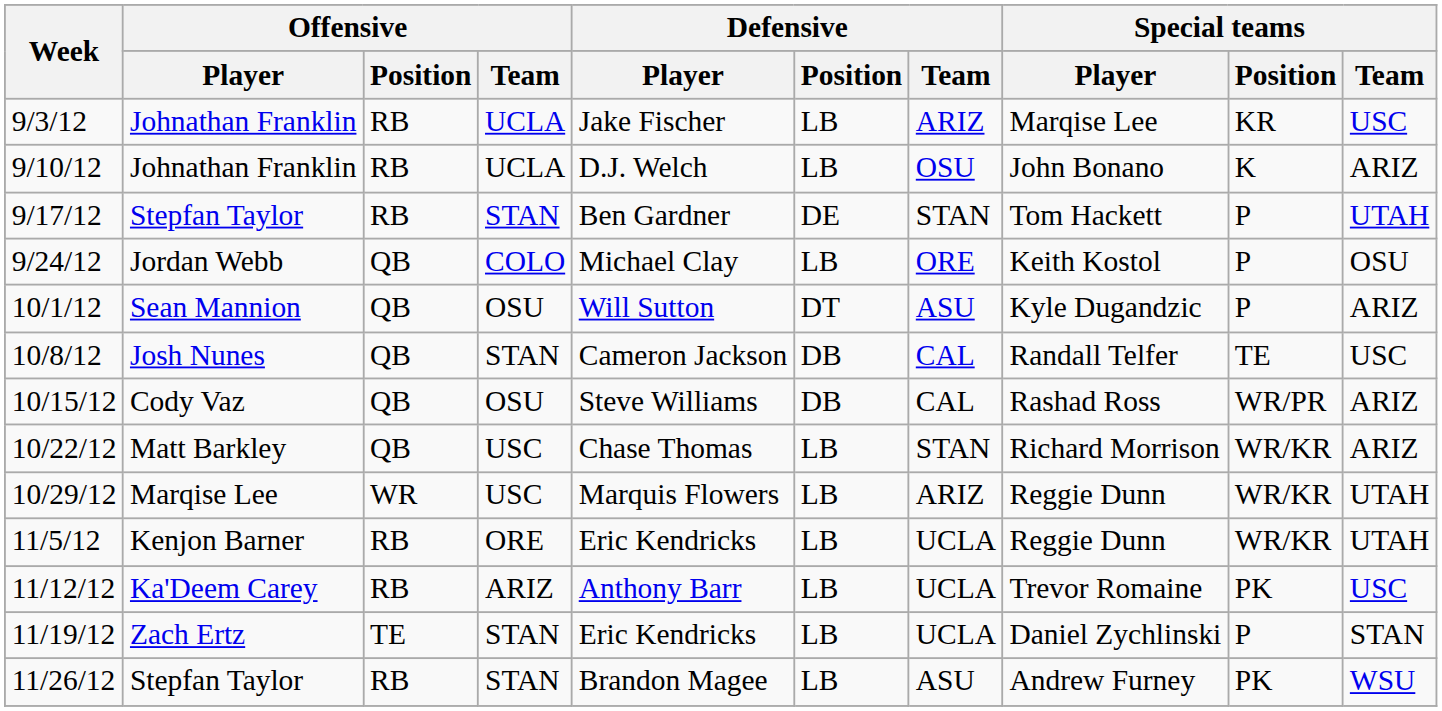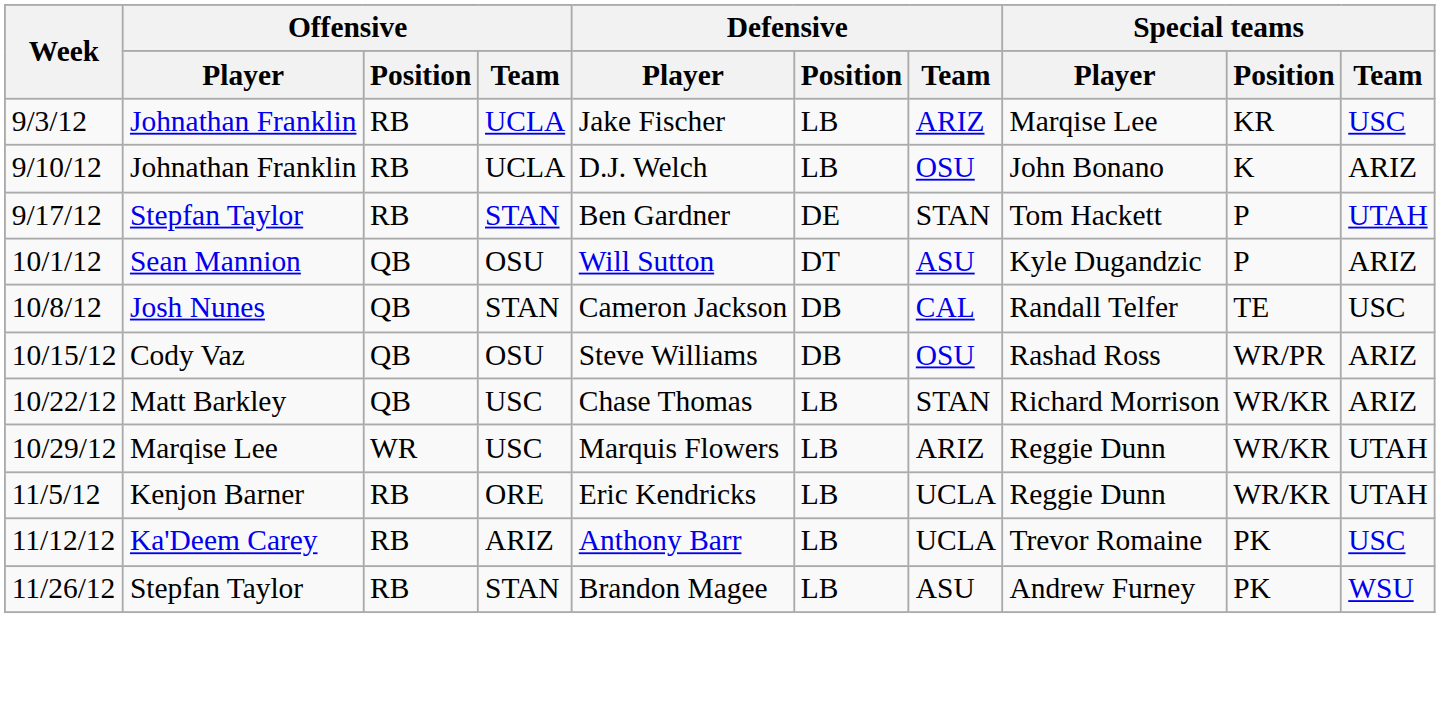- row: (57, 261)
(945, 401) CAL -> (945, 354) OSU
- row: (63, 634)
